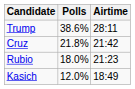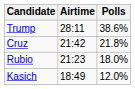columns swapped: (111, 12) <-> (74, 12)
